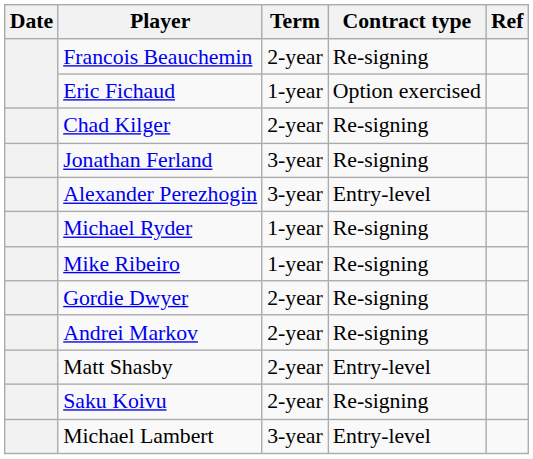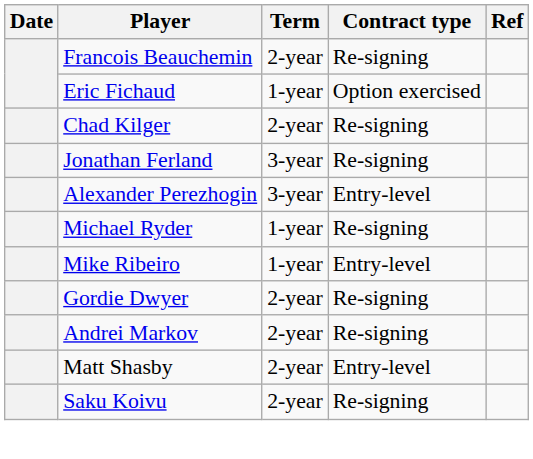(381, 263) Re-signing -> (382, 263) Entry-level
- row: (138, 435)
